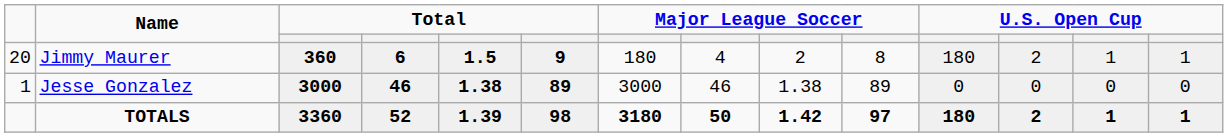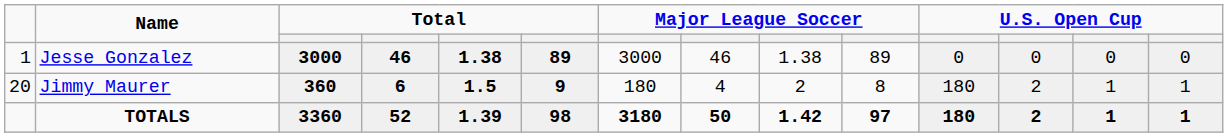rows swapped: (116, 88) <-> (105, 58)
